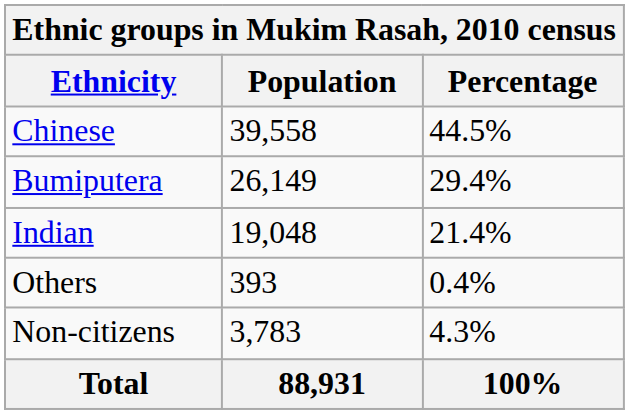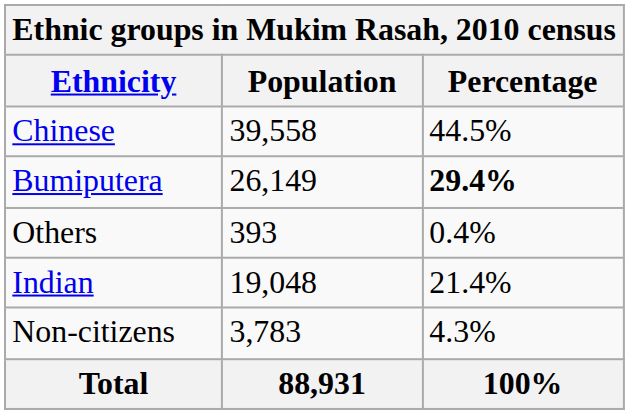(470, 181) normal -> (473, 181) bold
rows swapped: (53, 231) <-> (55, 282)
